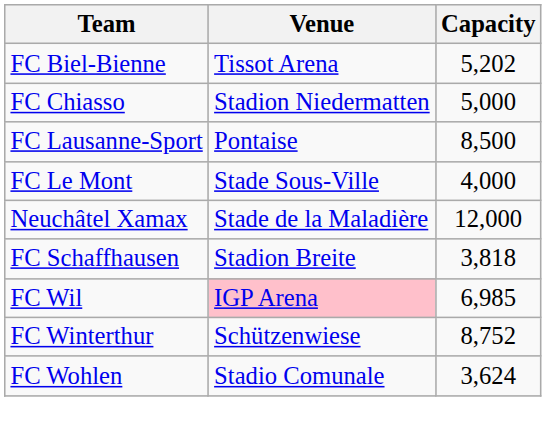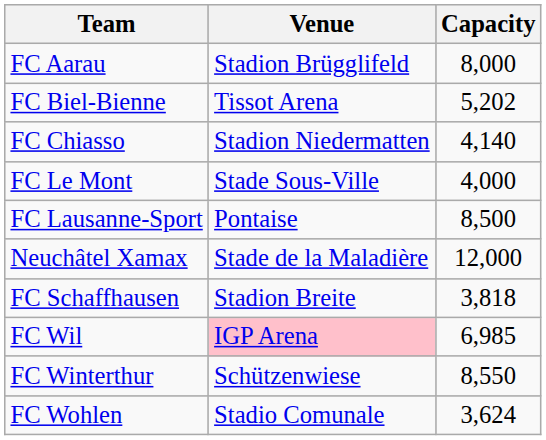+ row: (58, 63)
(488, 102) 5,000 -> (488, 141) 4,140
rows swapped: (107, 141) <-> (71, 180)
(488, 336) 8,752 -> (488, 375) 8,550
